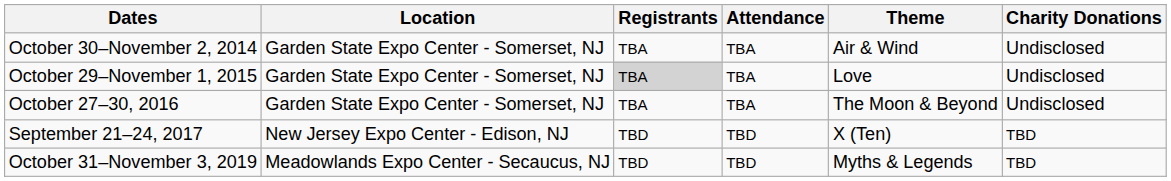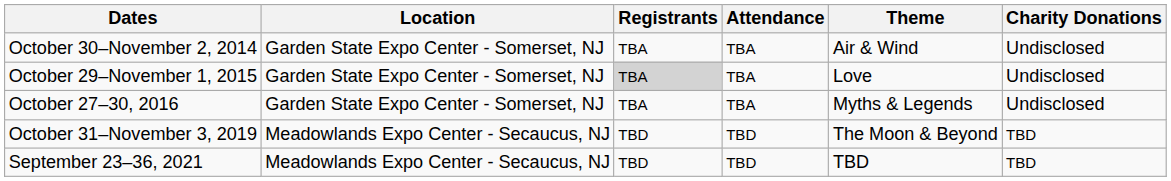(915, 104) The Moon & Beyond -> (903, 104) Myths & Legends
- row: (106, 133)
(903, 162) Myths & Legends -> (915, 133) The Moon & Beyond
+ row: (106, 162)
